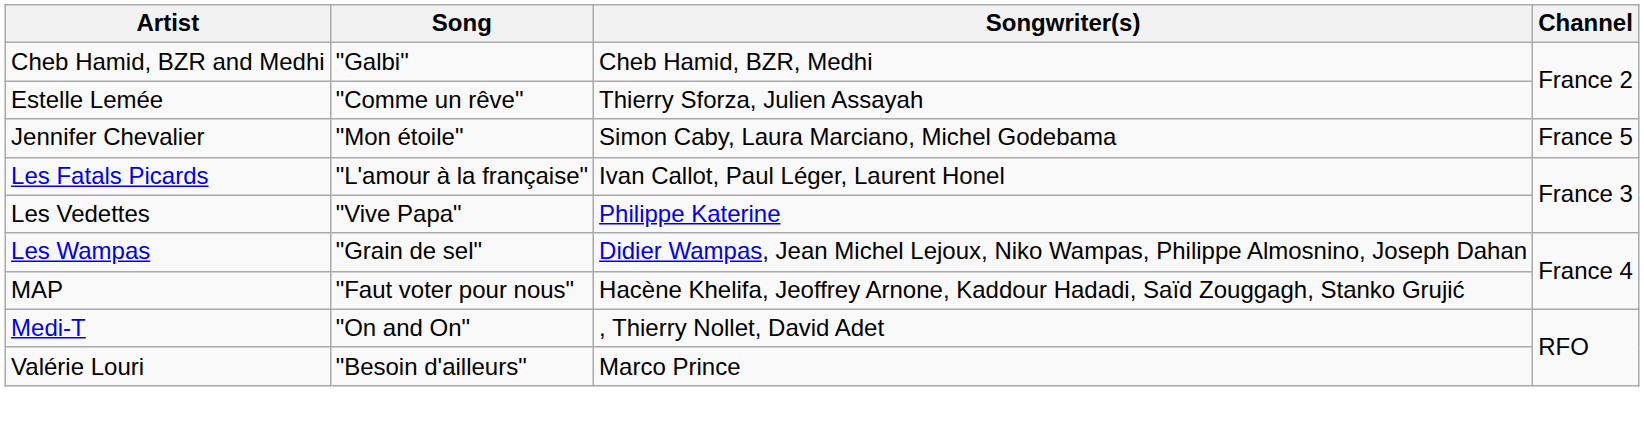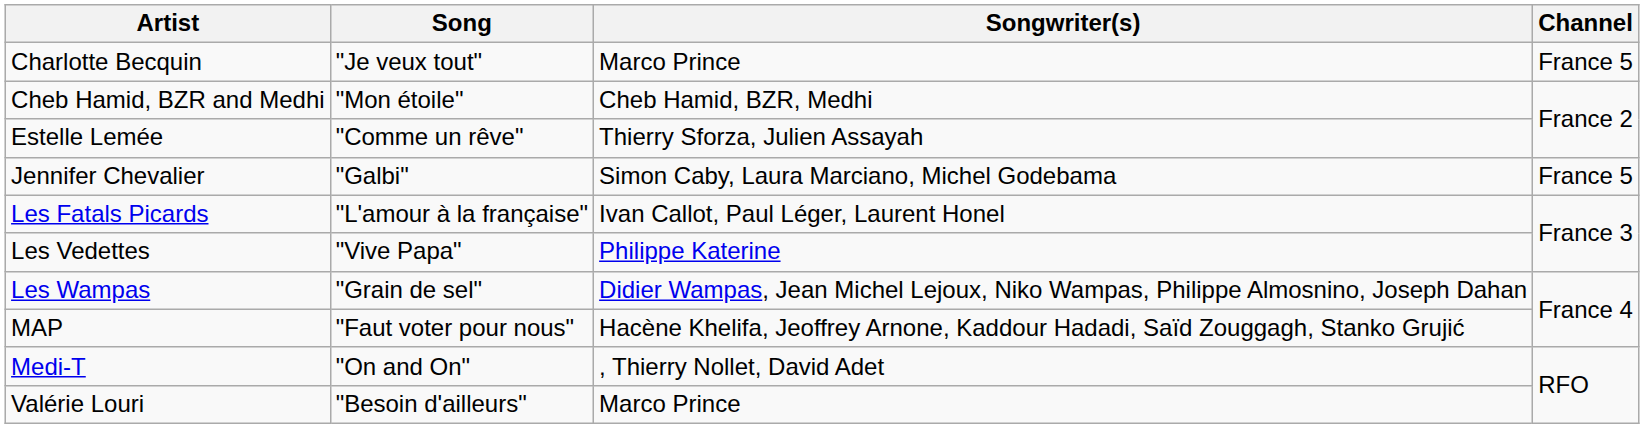+ row: (106, 61)
(372, 61) "Galbi" -> (400, 99) "Mon étoile"
(400, 137) "Mon étoile" -> (372, 175) "Galbi"
